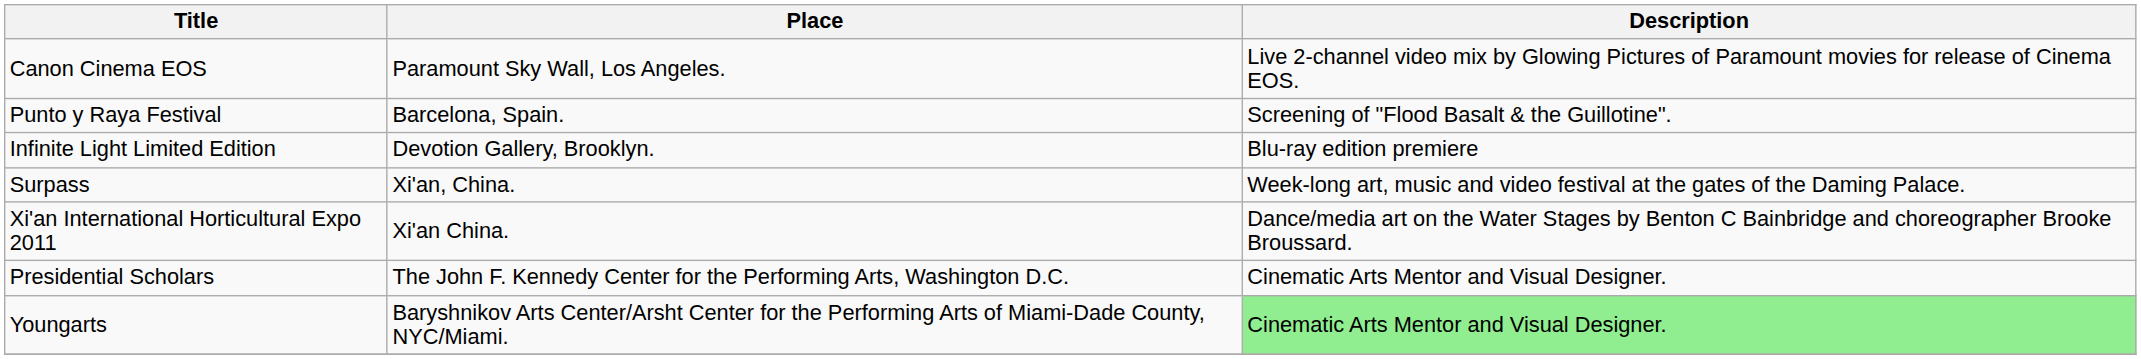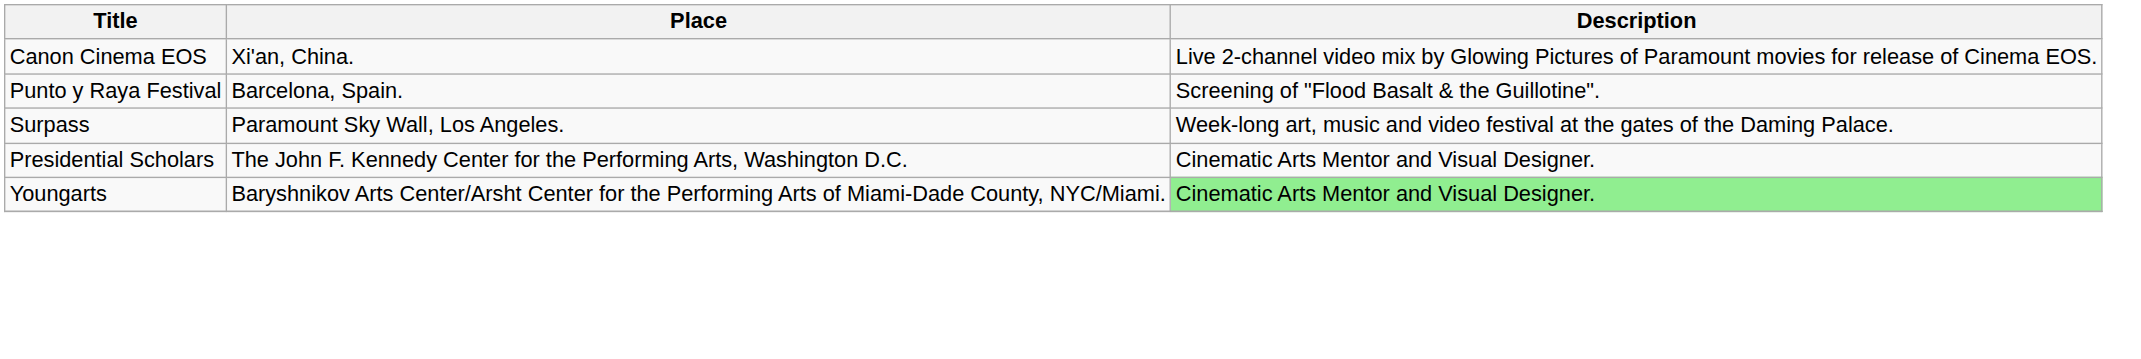(559, 68) Paramount Sky Wall, Los Angeles. -> (293, 56) Xi'an, China.
- row: (143, 149)
(454, 184) Xi'an, China. -> (398, 125) Paramount Sky Wall, Los Angeles.
- row: (185, 231)
